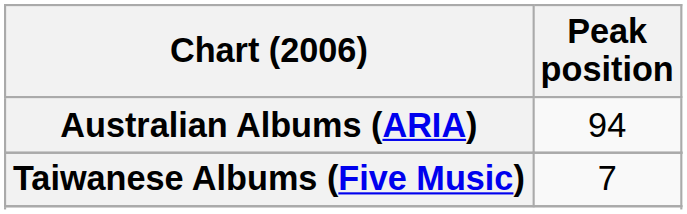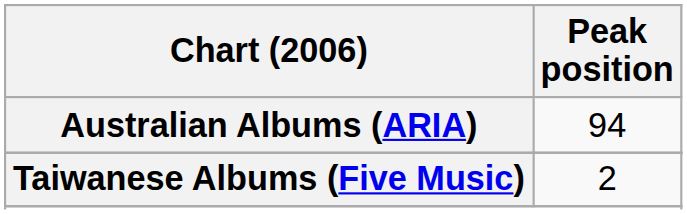(607, 178) 7 -> (607, 178) 2
